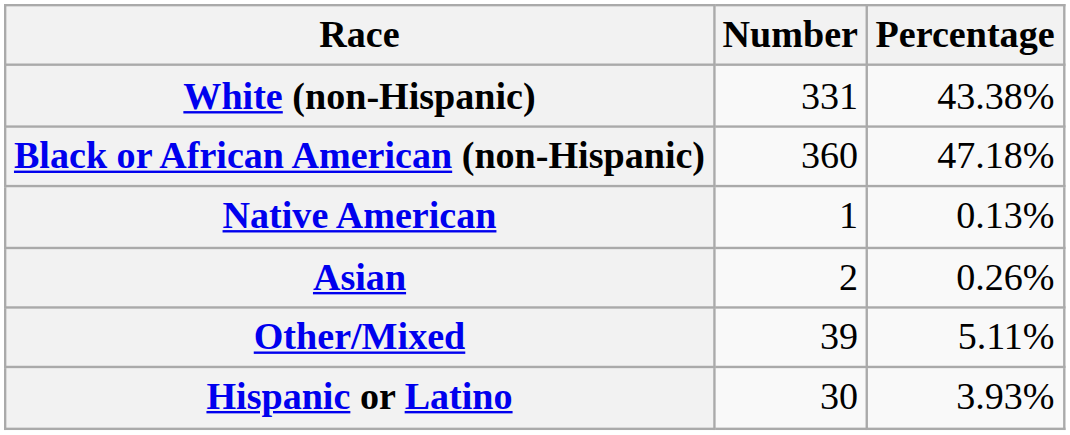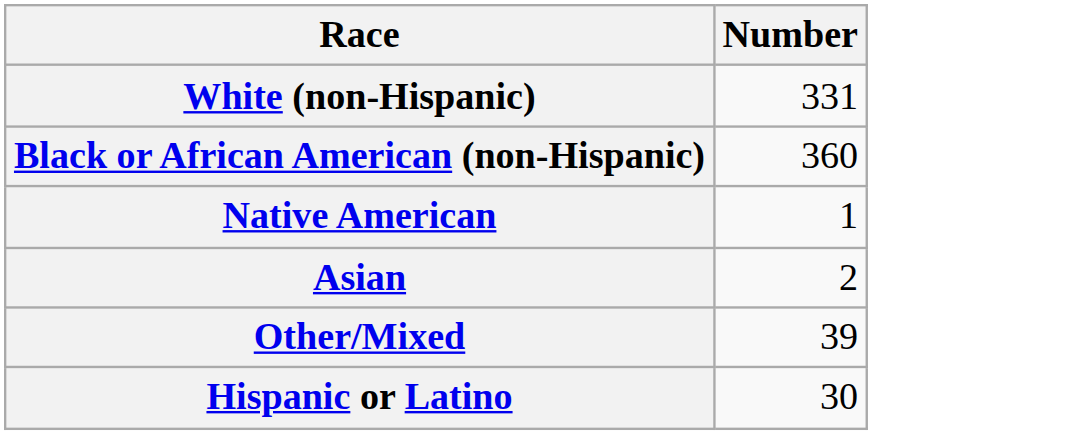- column: (965, 34)
